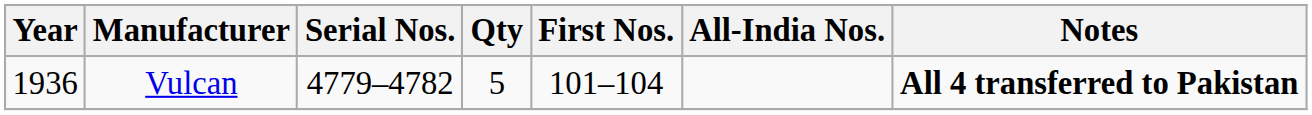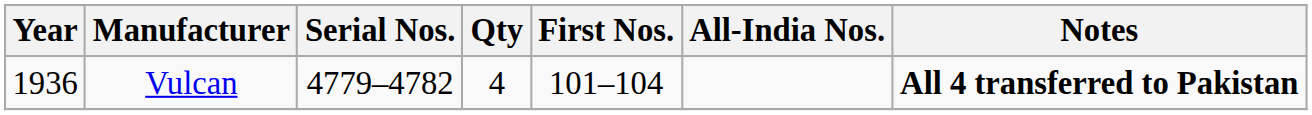(497, 82) 5 -> (497, 82) 4
